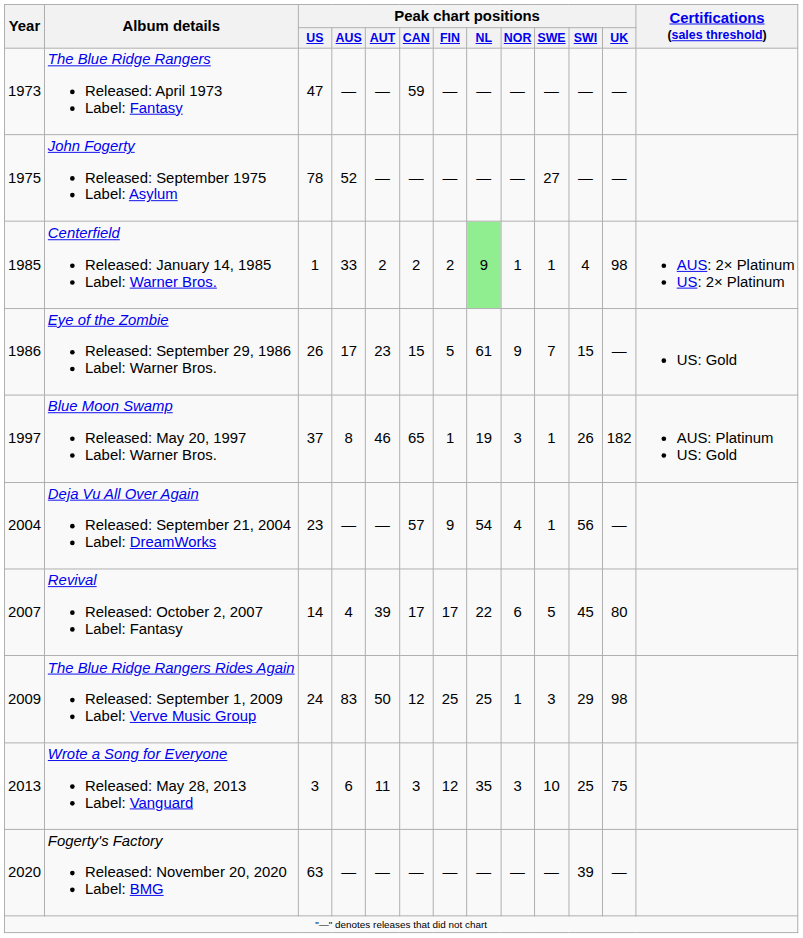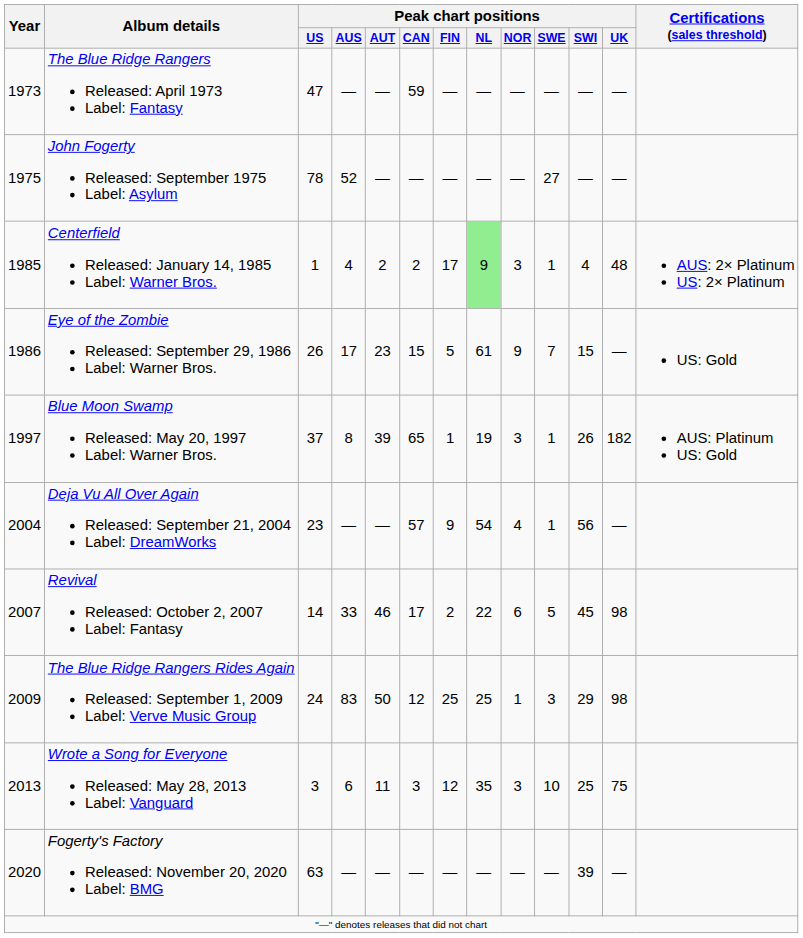(349, 265) 33 -> (349, 265) 4
(450, 265) 2 -> (450, 265) 17
(518, 265) 1 -> (518, 265) 3
(619, 265) 98 -> (619, 265) 48
(382, 438) 46 -> (382, 438) 39
(349, 612) 4 -> (349, 612) 33
(382, 612) 39 -> (382, 612) 46
(450, 612) 17 -> (450, 612) 2
(619, 612) 80 -> (619, 612) 98
